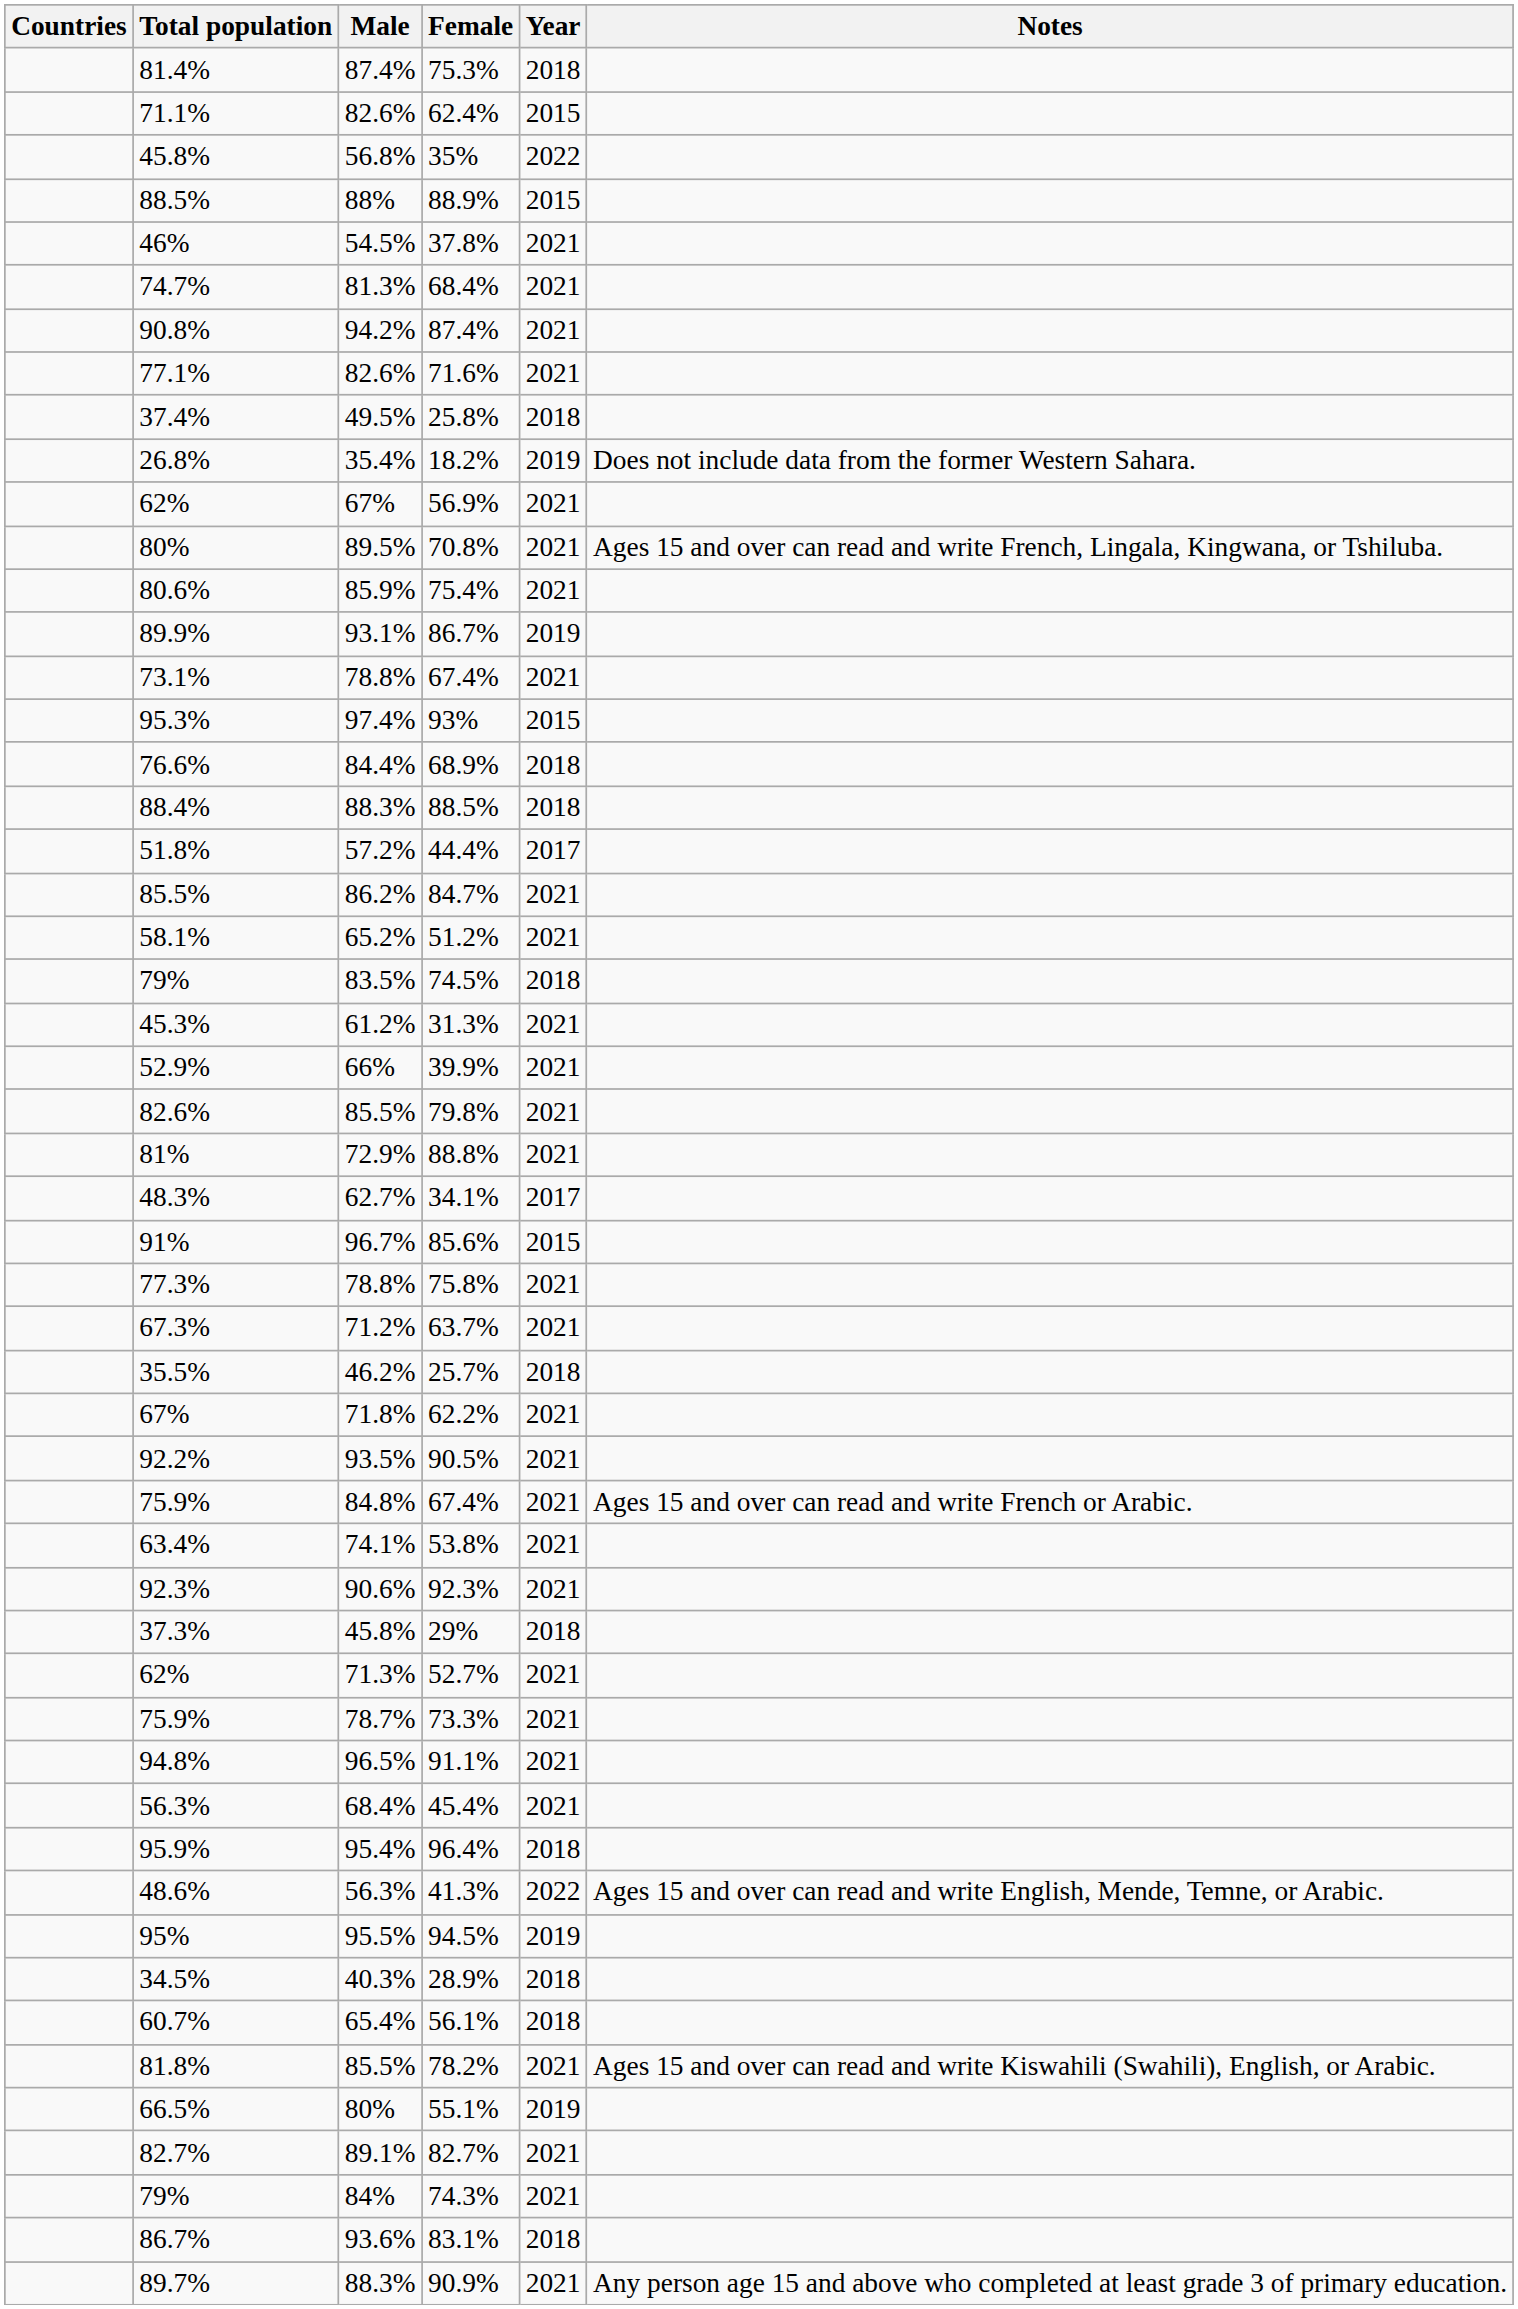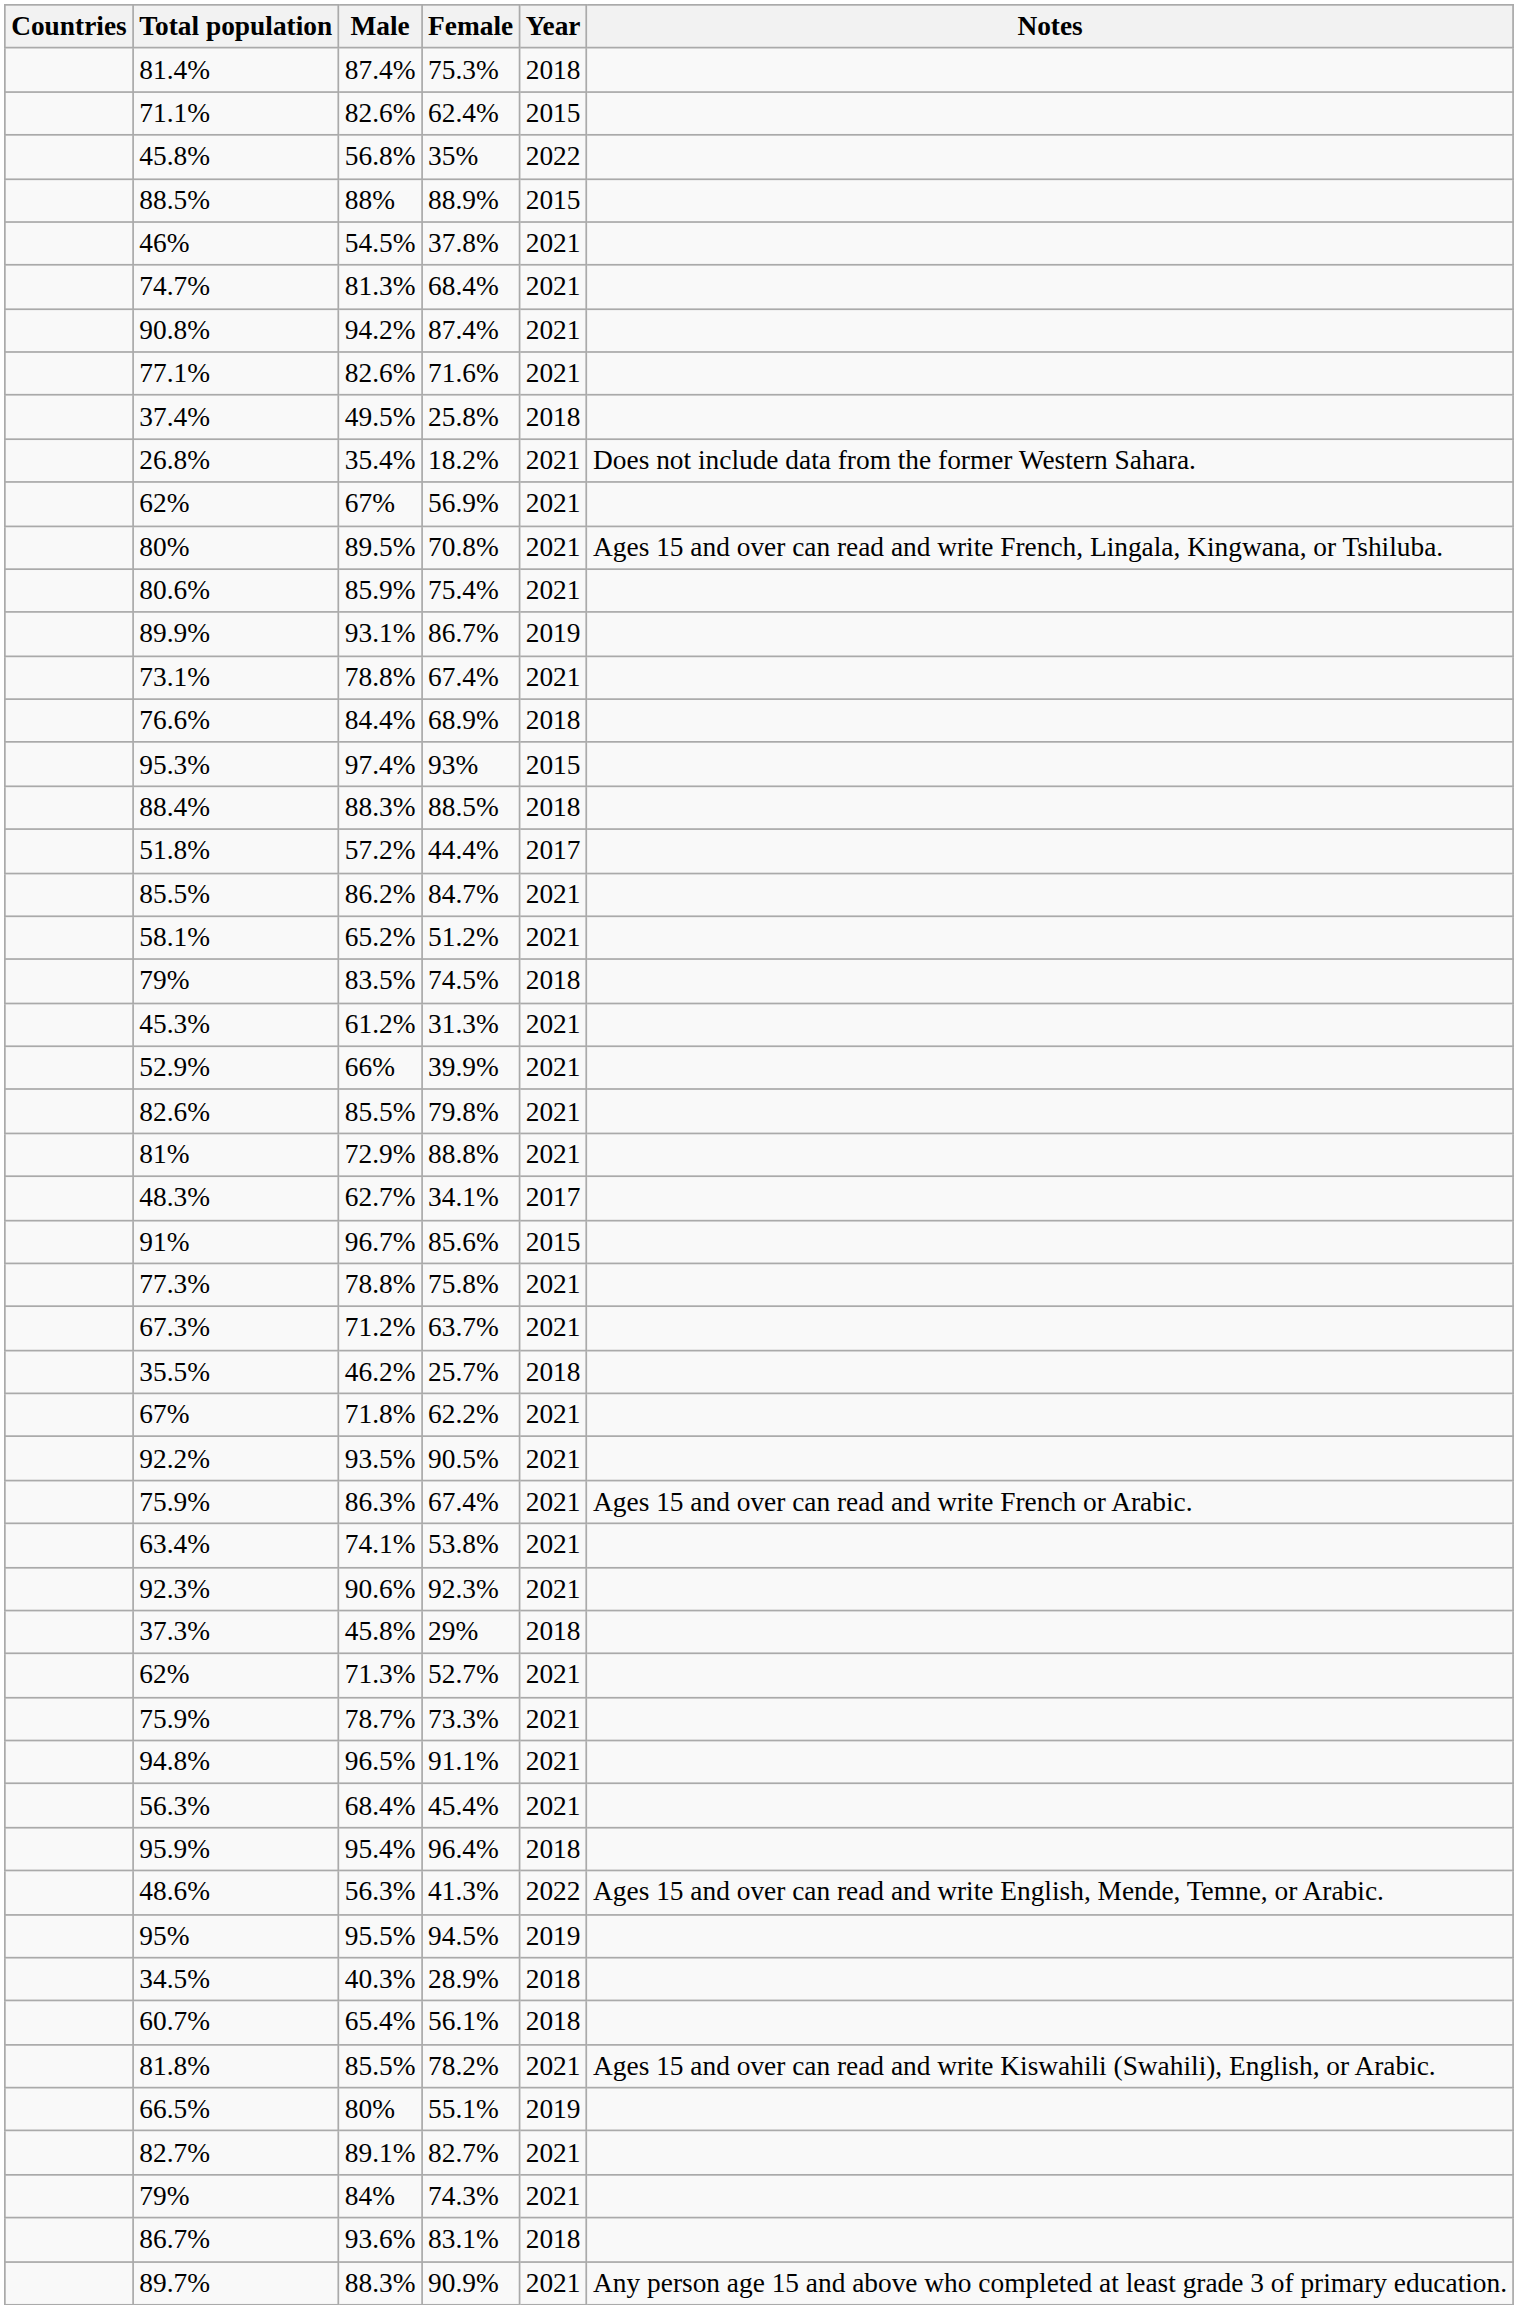(553, 460) 2019 -> (553, 460) 2021
rows swapped: (175, 720) <-> (175, 763)
(380, 1501) 84.8% -> (380, 1501) 86.3%
